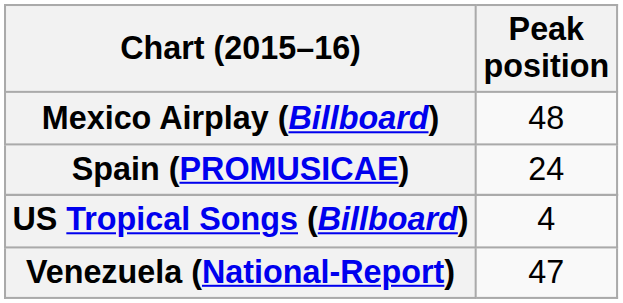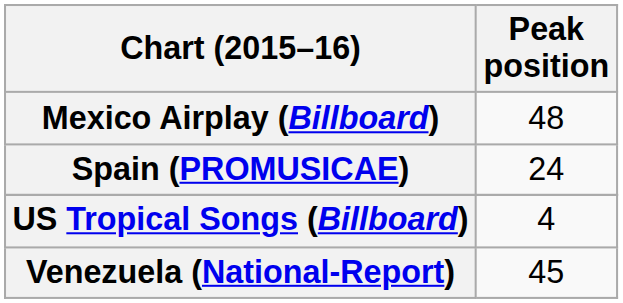(546, 271) 47 -> (546, 271) 45
